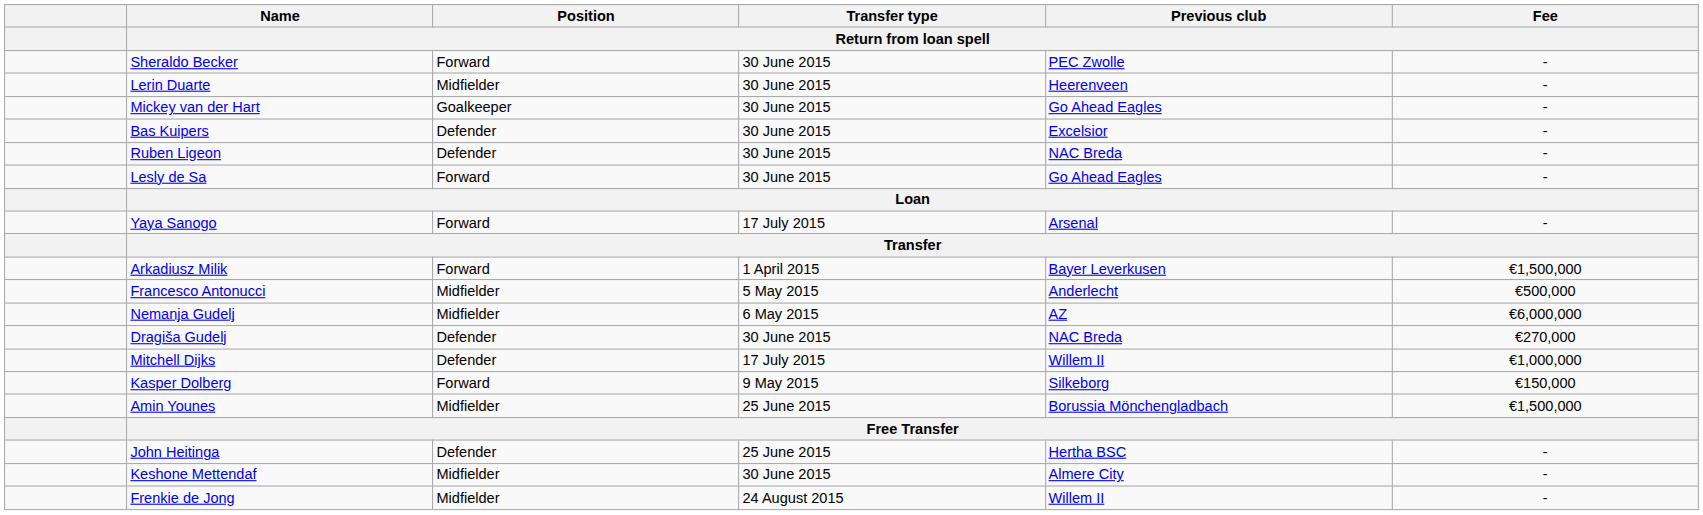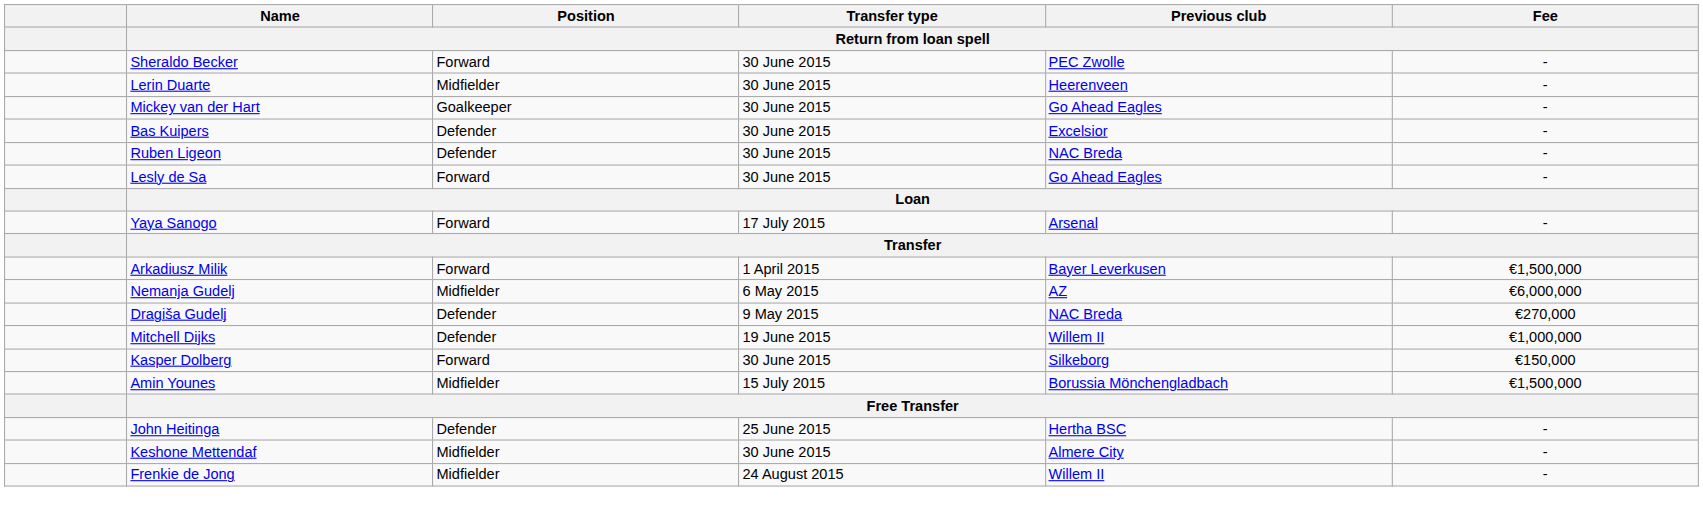- row: (198, 291)
(787, 337) 30 June 2015 -> (781, 314) 9 May 2015
(784, 360) 17 July 2015 -> (787, 337) 19 June 2015
(781, 383) 9 May 2015 -> (787, 360) 30 June 2015
(787, 406) 25 June 2015 -> (784, 383) 15 July 2015
